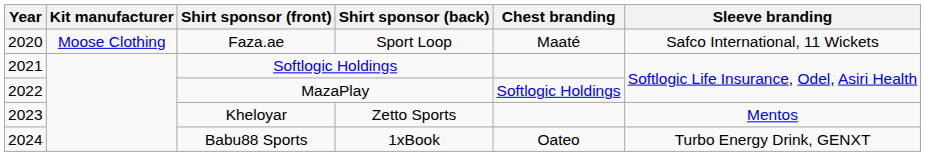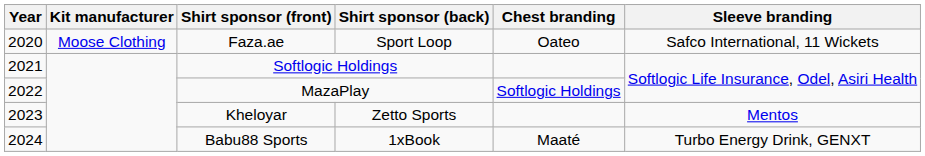(559, 42) Maaté -> (559, 42) Oateo
(559, 140) Oateo -> (559, 140) Maaté
